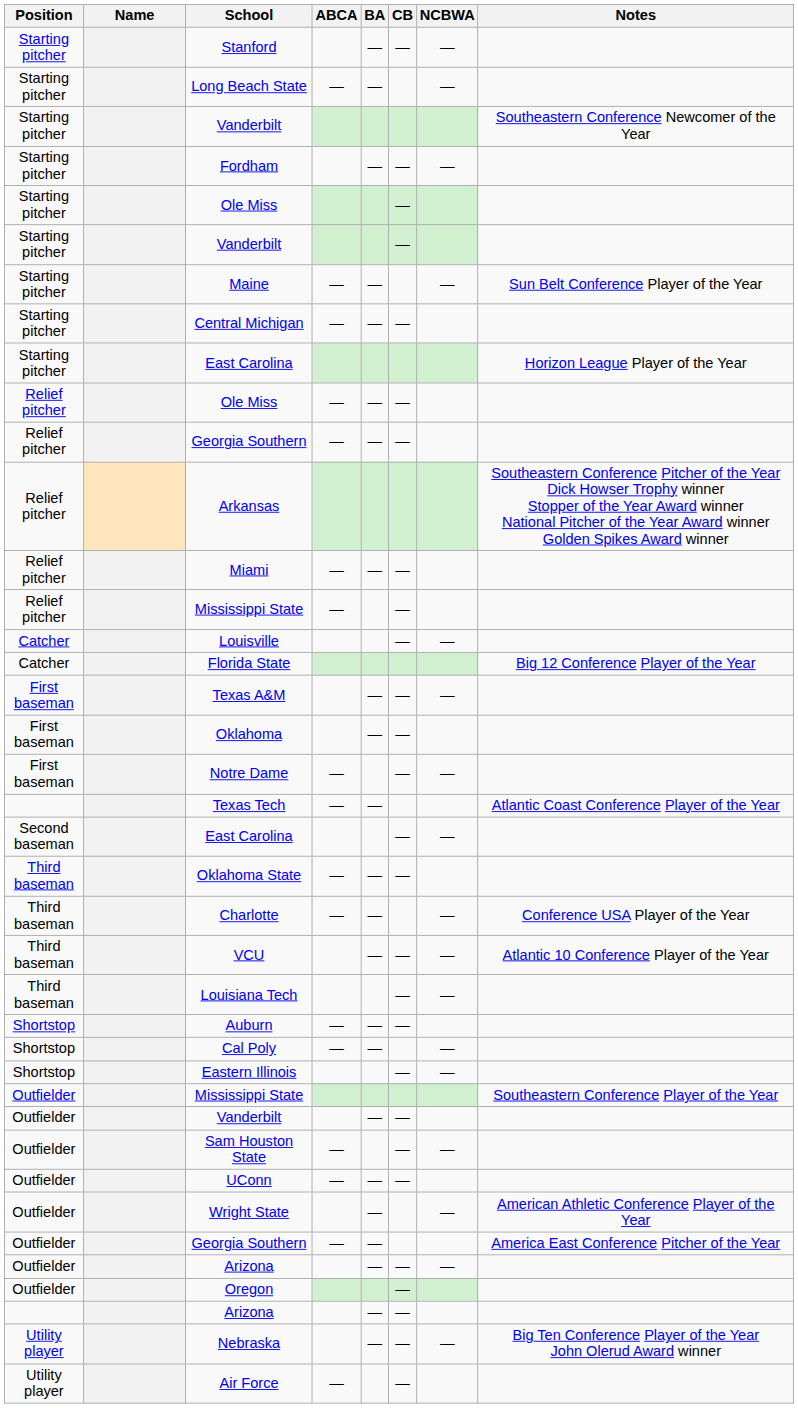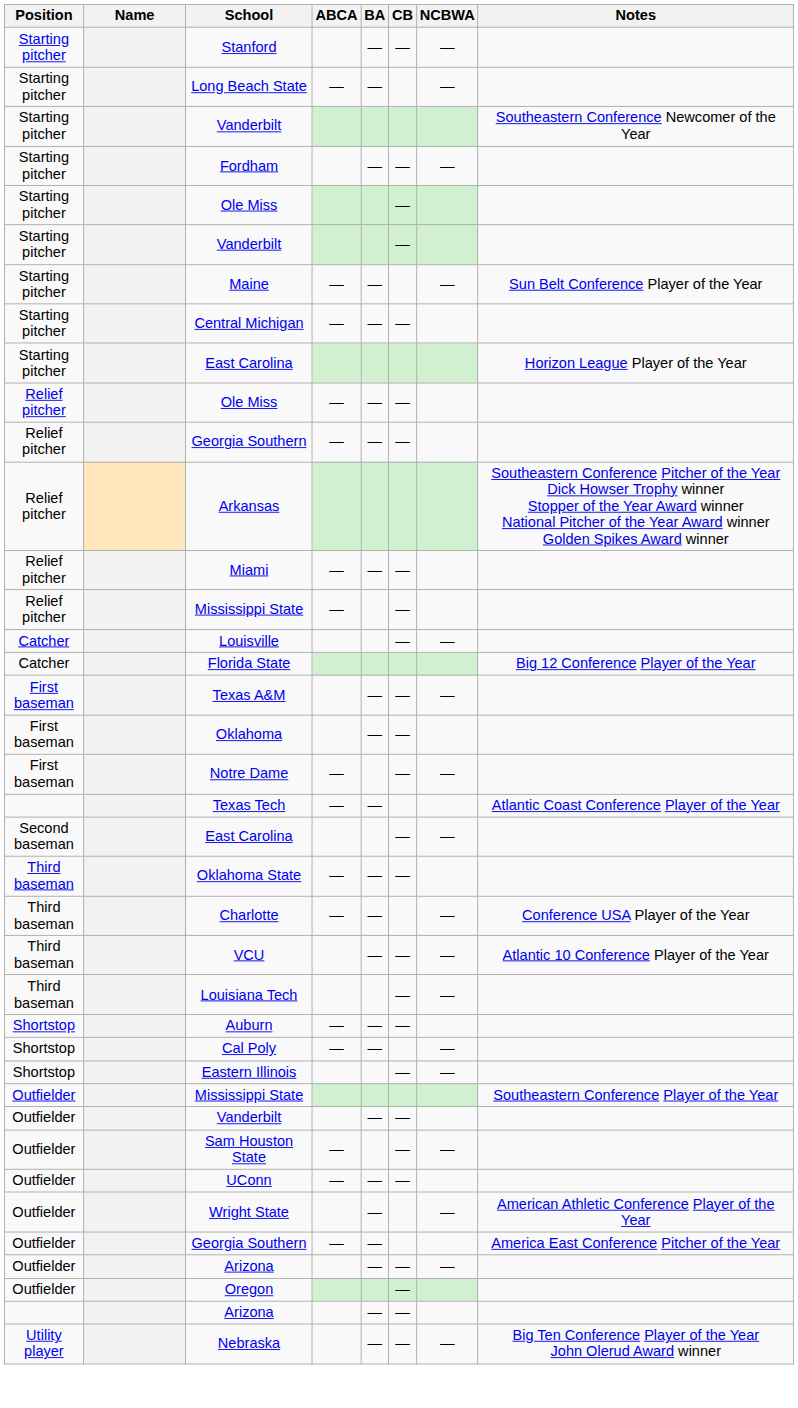- row: (44, 1383)
